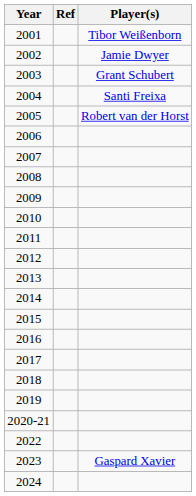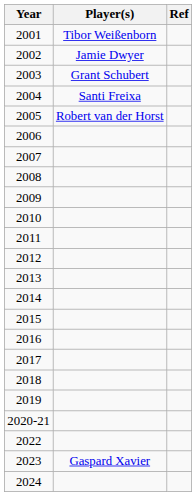columns swapped: (135, 14) <-> (66, 14)
